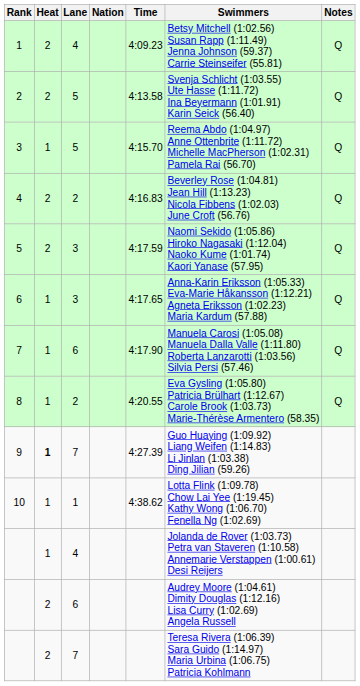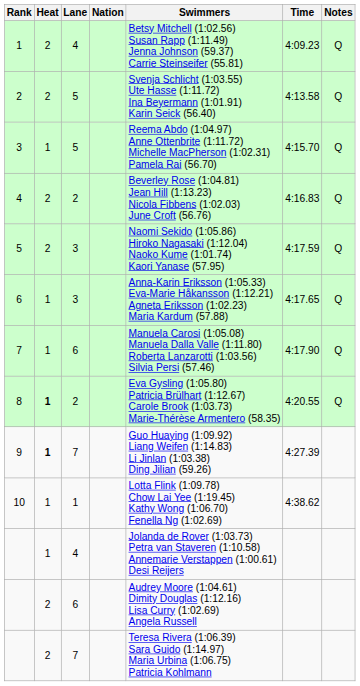columns swapped: (243, 12) <-> (146, 12)
(48, 401) normal -> (48, 401) bold
